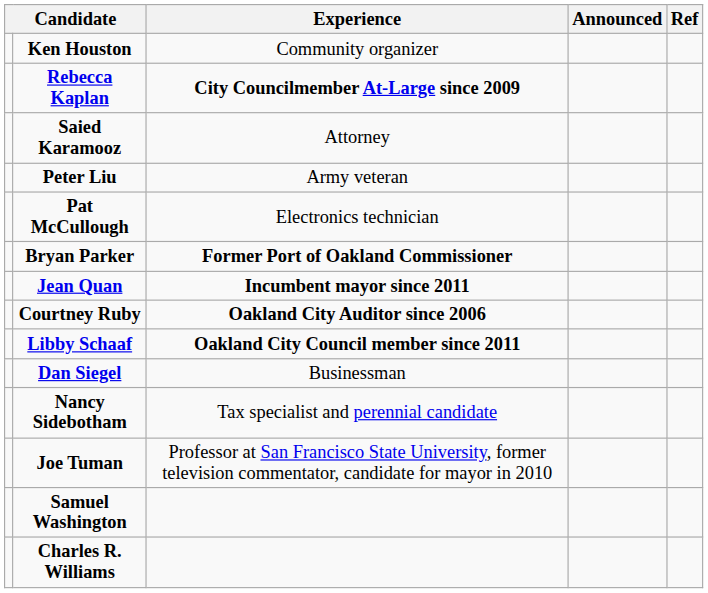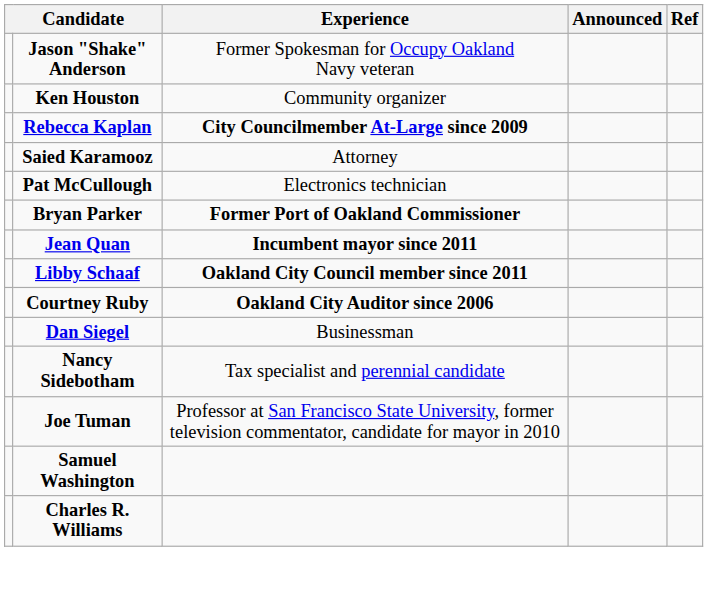+ row: (87, 58)
- row: (80, 177)
rows swapped: (80, 314) <-> (80, 343)
